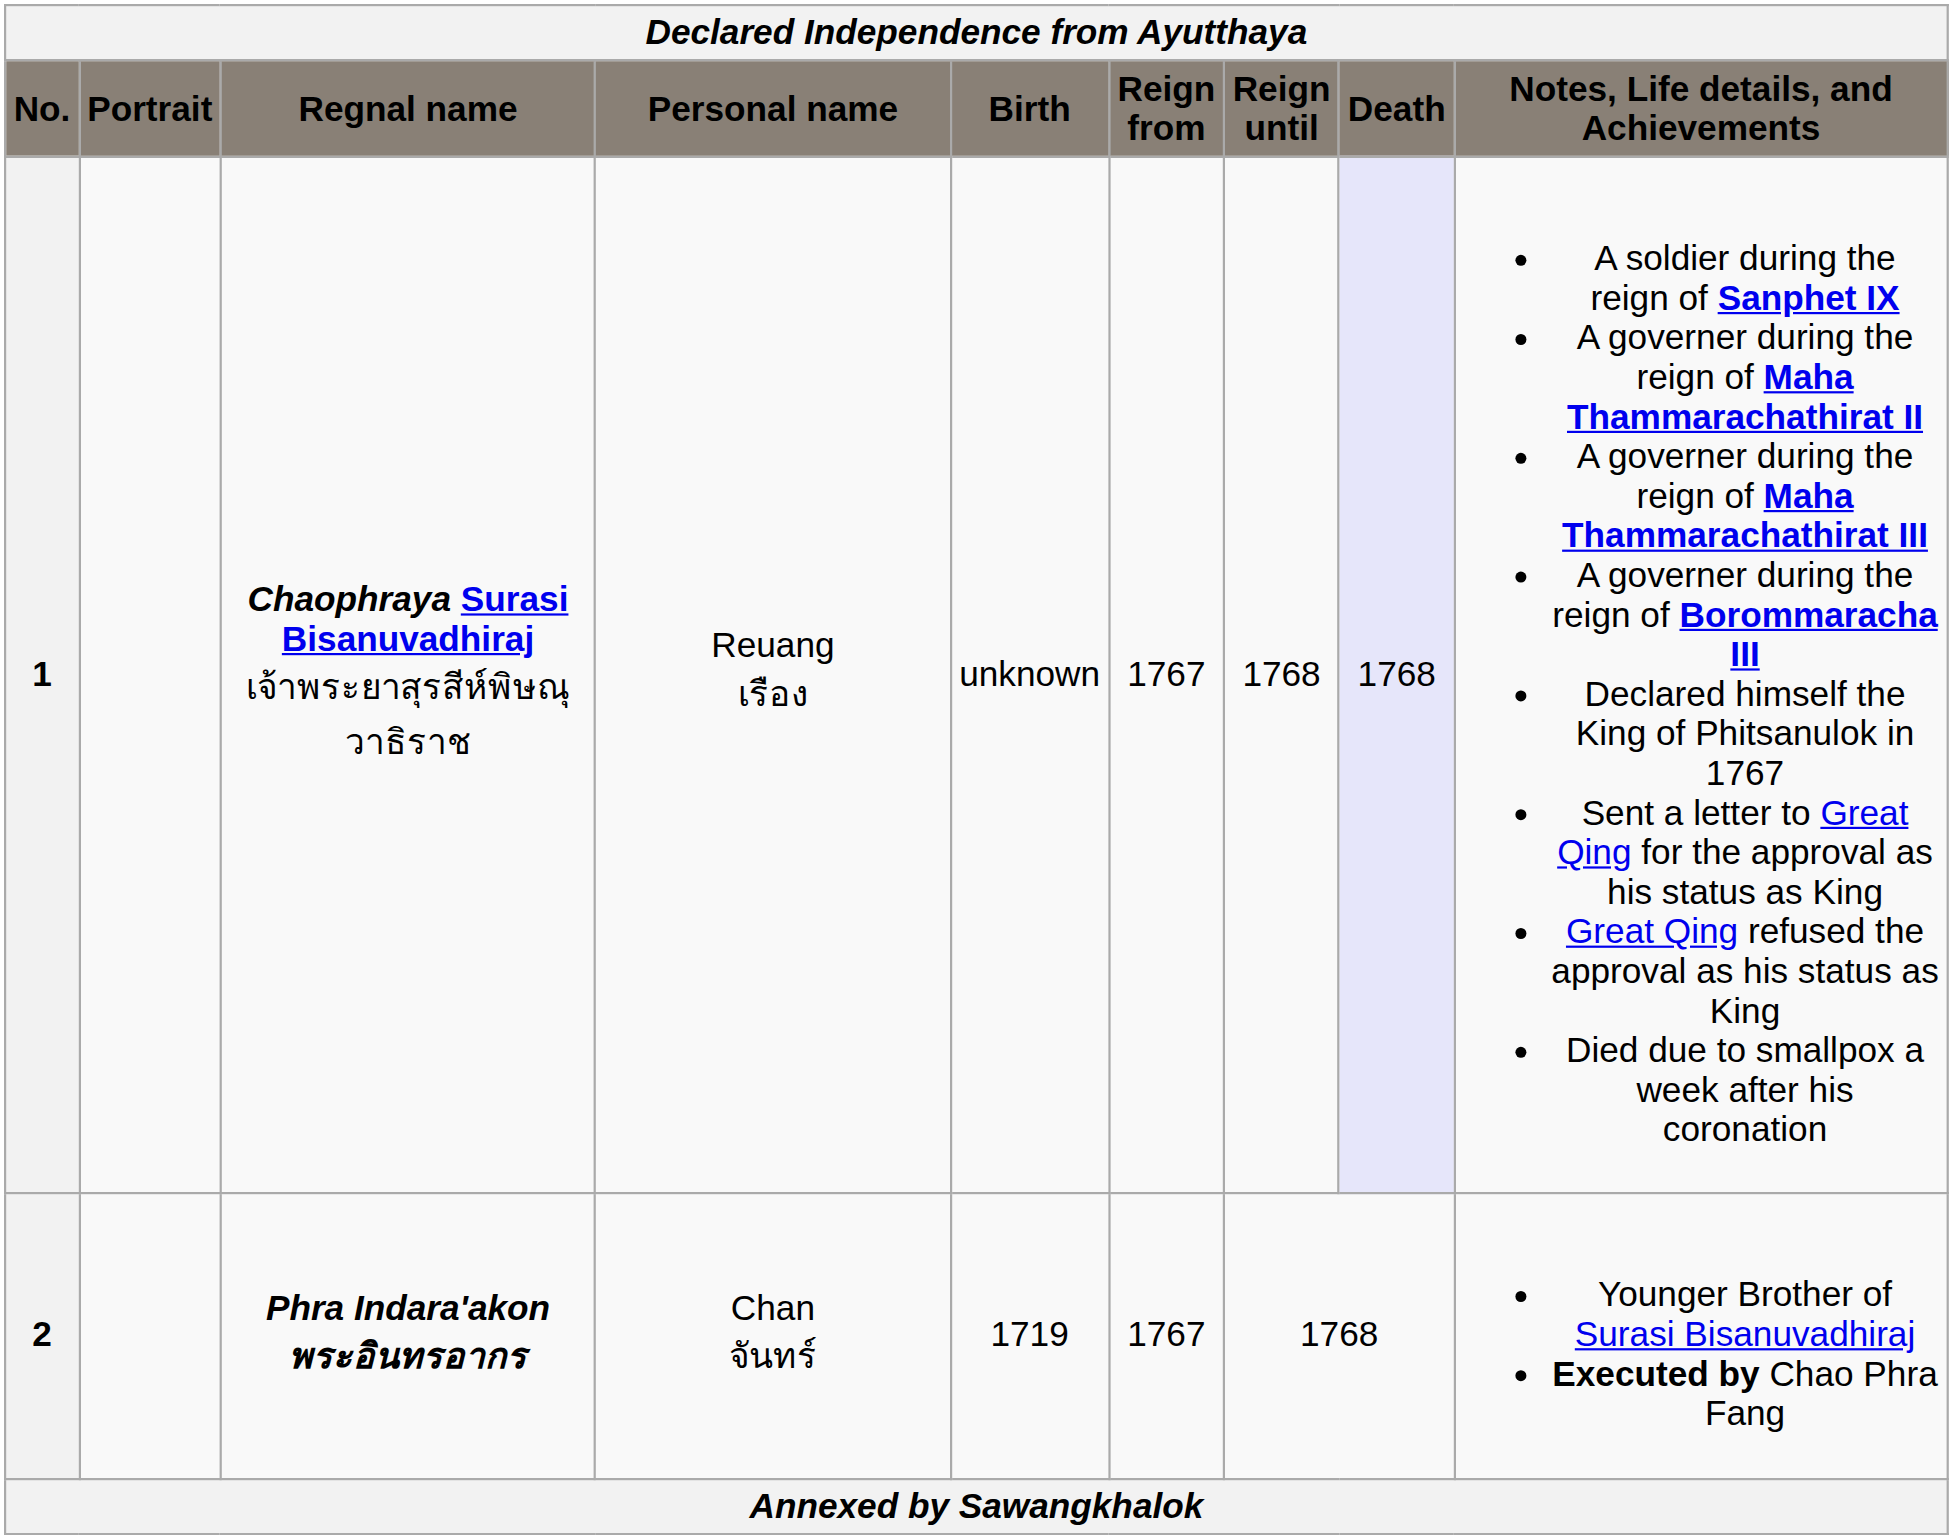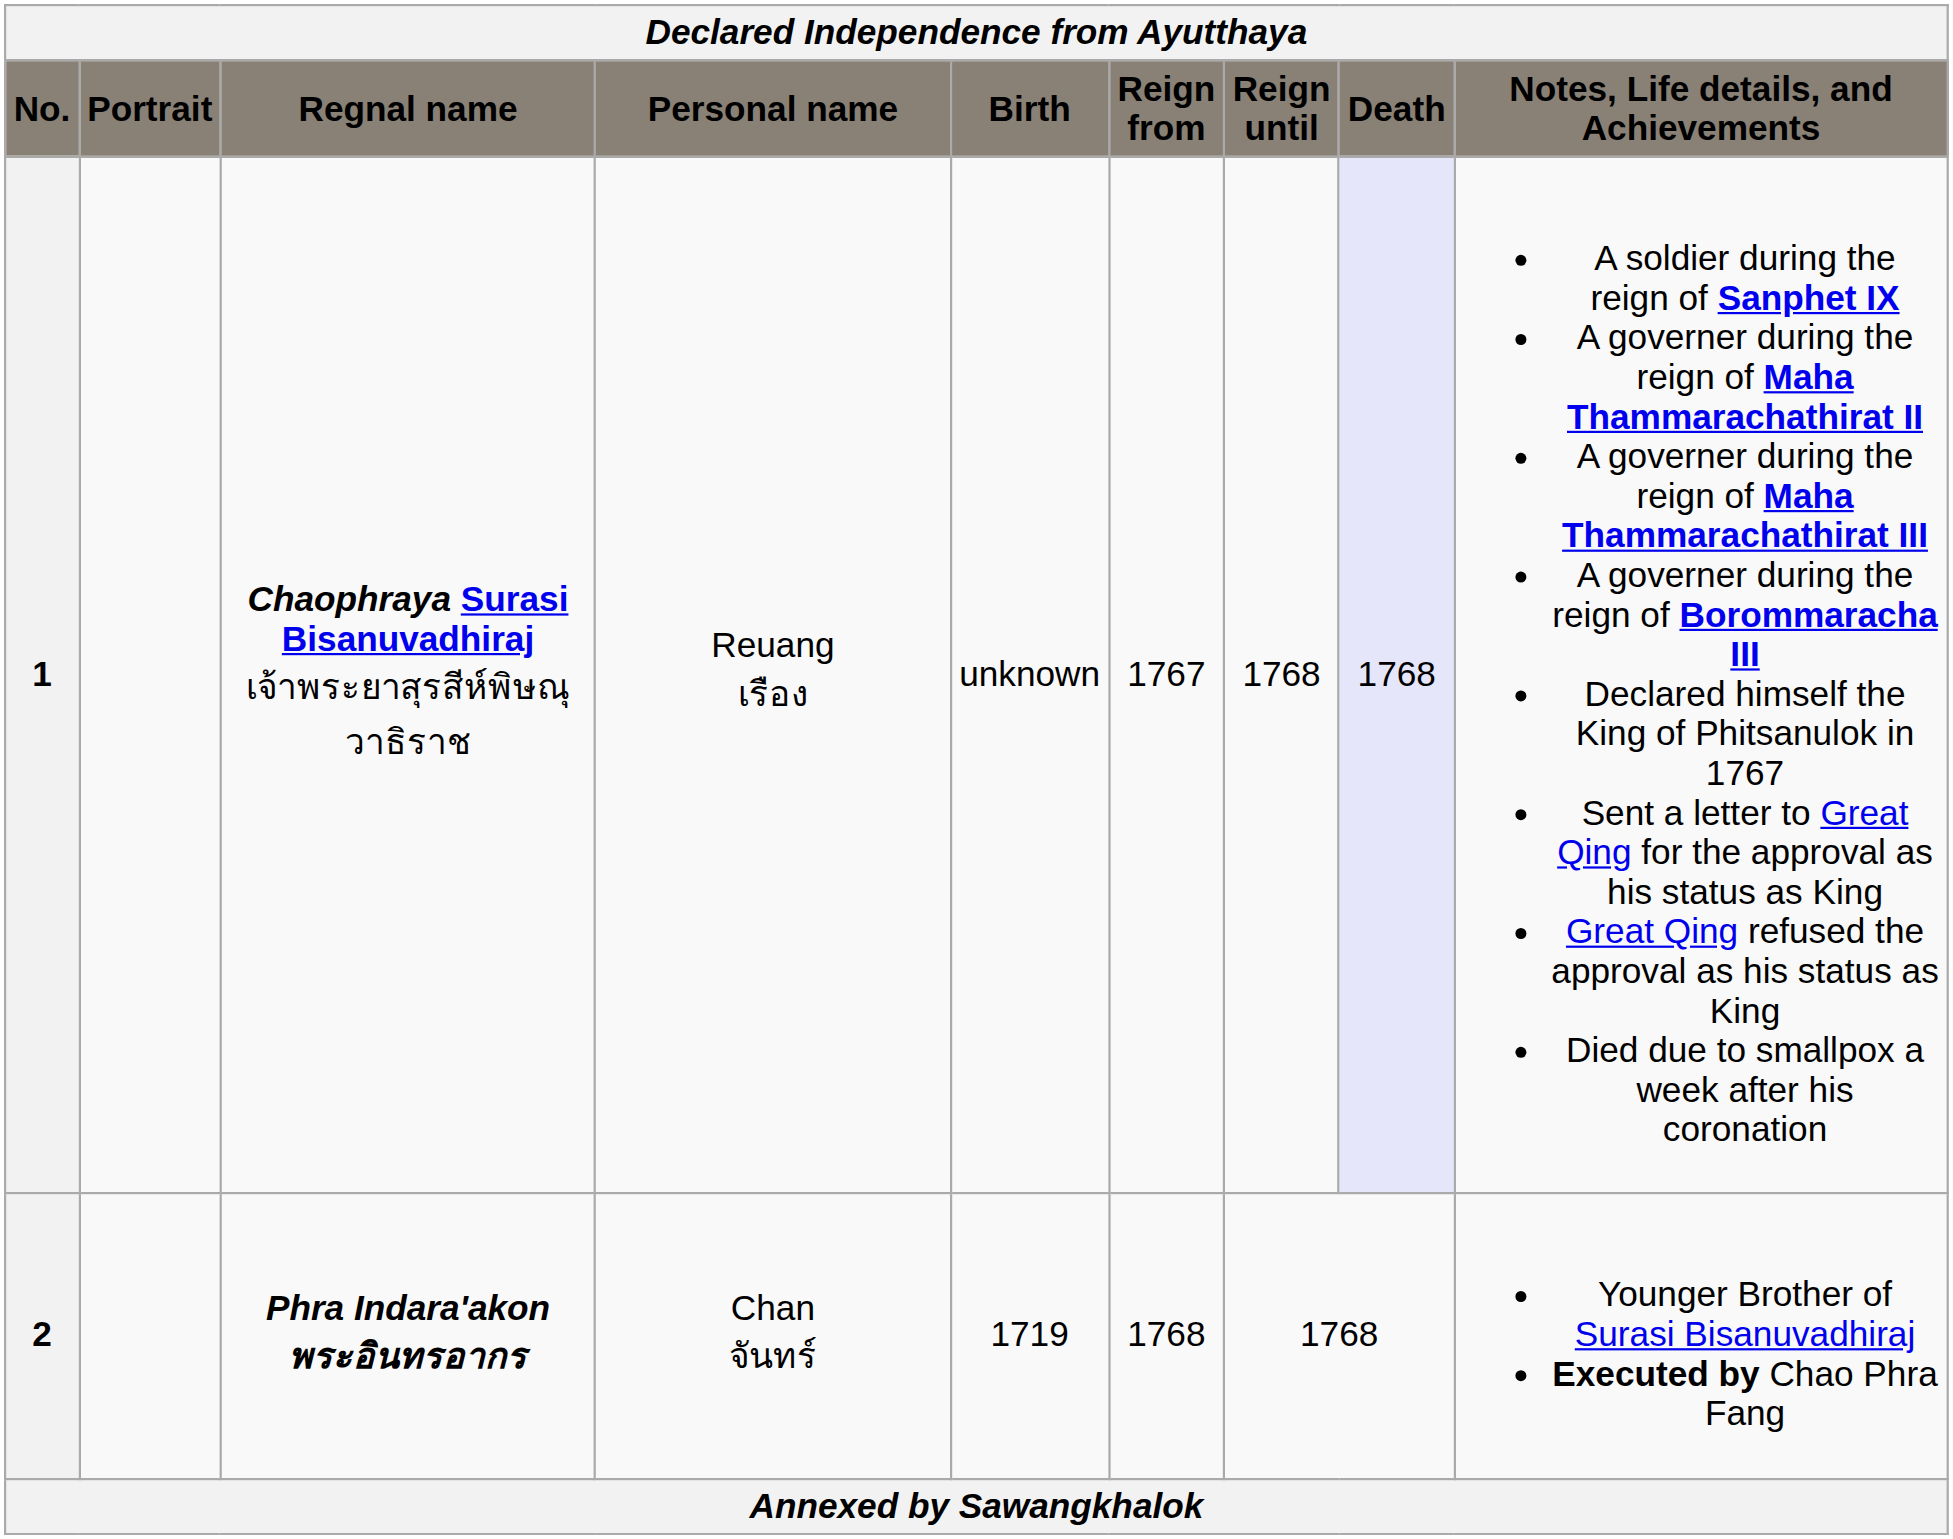(1166, 1335) 1767 -> (1166, 1335) 1768
